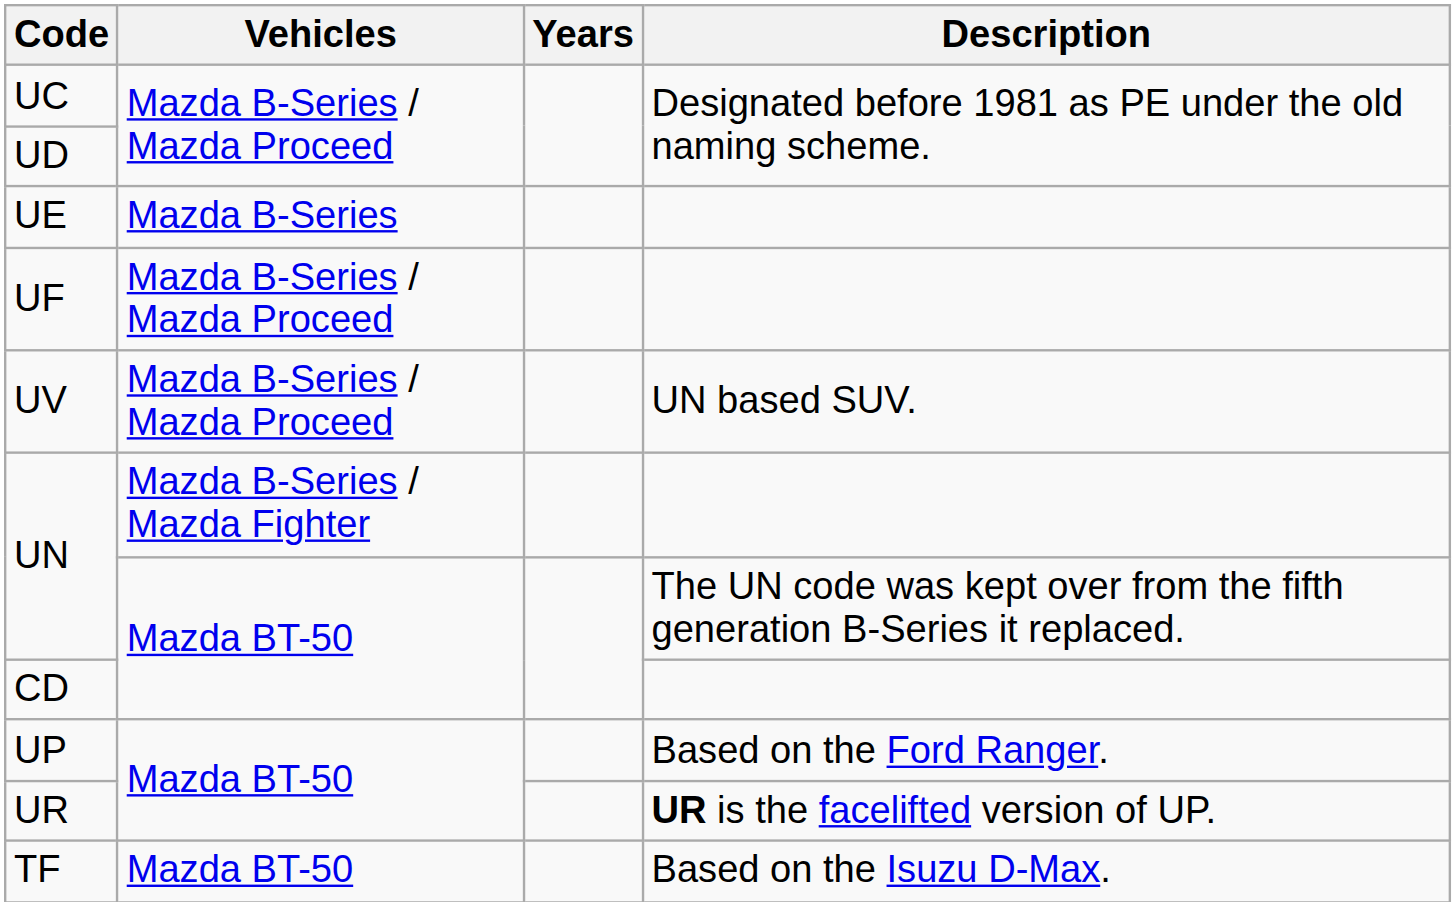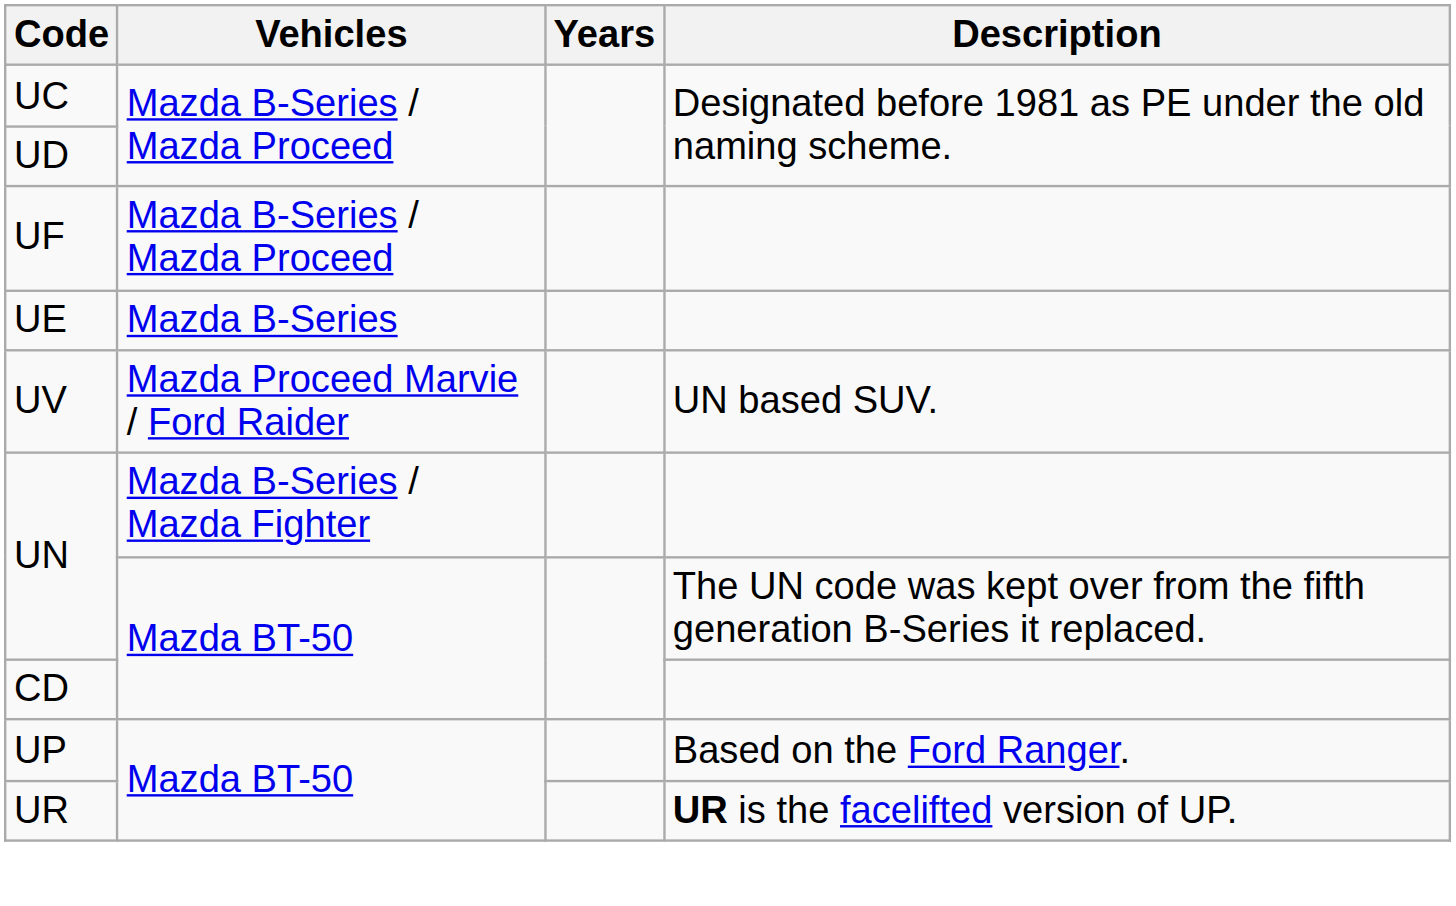rows swapped: (40, 215) <-> (39, 297)
(273, 400) Mazda B-Series / Mazda Proceed -> (322, 400) Mazda Proceed Marvie / Ford Raider
- row: (37, 870)
